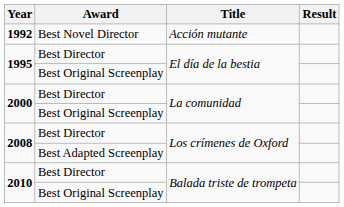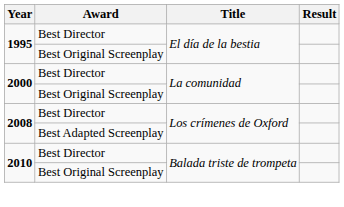- row: (20, 34)
